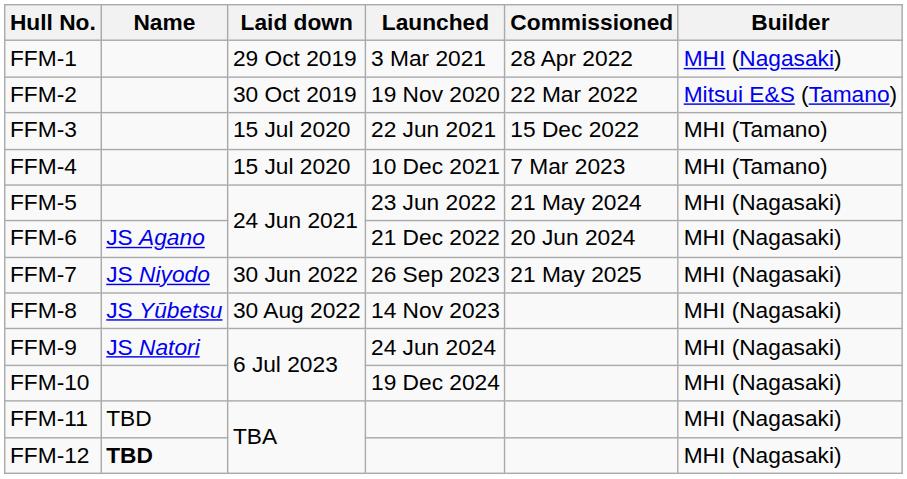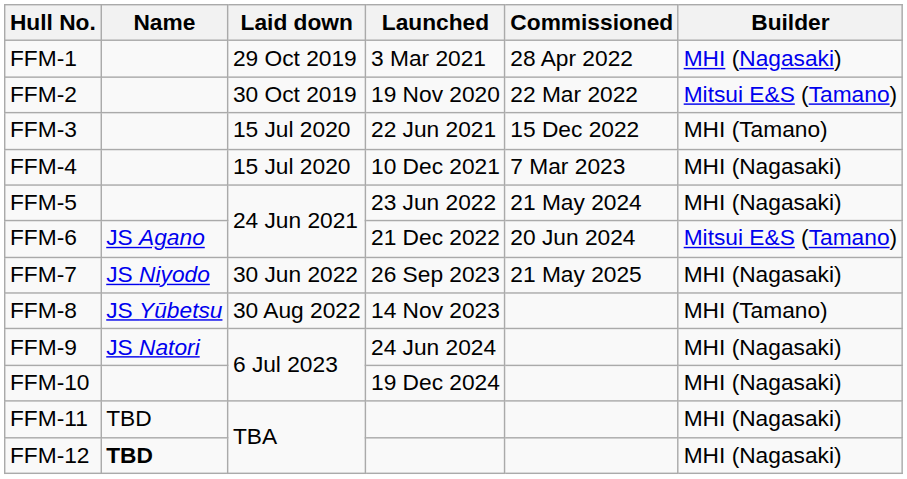(756, 166) MHI (Tamano) -> (763, 166) MHI (Nagasaki)
(763, 238) MHI (Nagasaki) -> (790, 238) Mitsui E&S (Tamano)
(763, 310) MHI (Nagasaki) -> (756, 310) MHI (Tamano)
